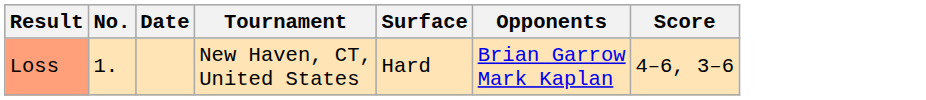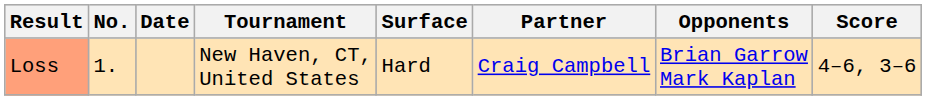+ column: (564, 22)
